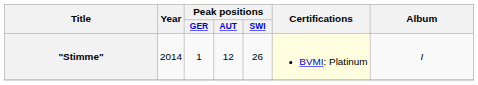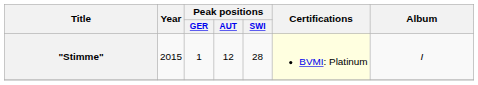(171, 56) 2014 -> (171, 56) 2015
(258, 56) 26 -> (258, 56) 28
